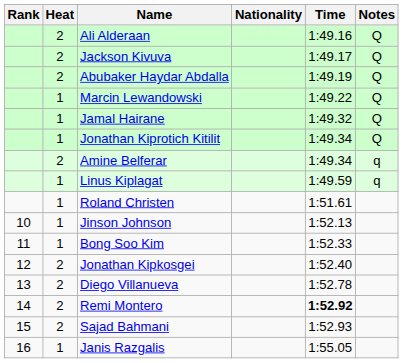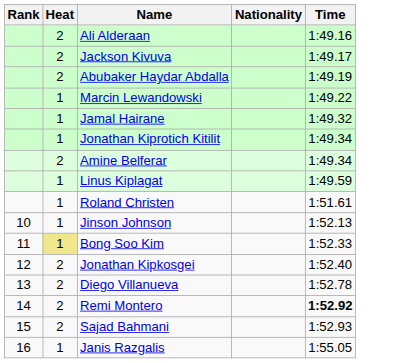- column: (377, 14)
(60, 243) no background -> (60, 243) khaki background
